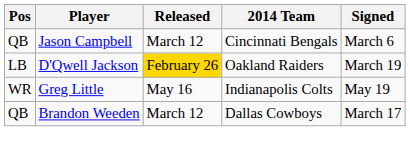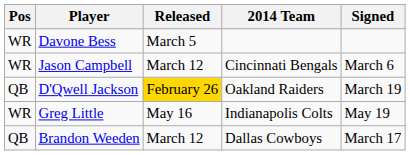+ row: (77, 41)
(18, 41) QB -> (20, 65) WR
(17, 65) LB -> (18, 89) QB
